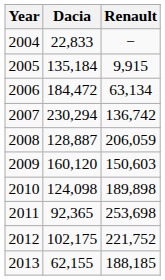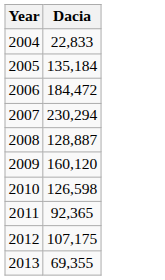- column: (131, 16)
(72, 189) 124,098 -> (72, 189) 126,598
(72, 238) 102,175 -> (72, 238) 107,175
(72, 262) 62,155 -> (72, 262) 69,355
